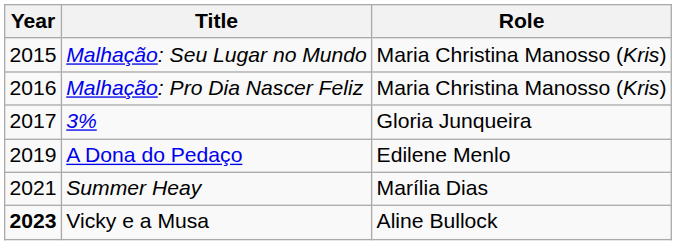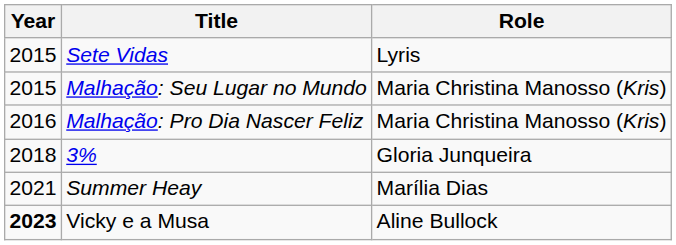+ row: (117, 54)
(33, 121) 2017 -> (33, 155) 2018
- row: (154, 155)
